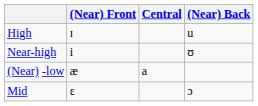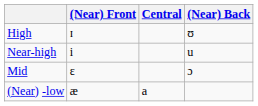(190, 33) u -> (191, 33) ʊ
(191, 52) ʊ -> (190, 52) u
rows swapped: (17, 91) <-> (36, 71)
